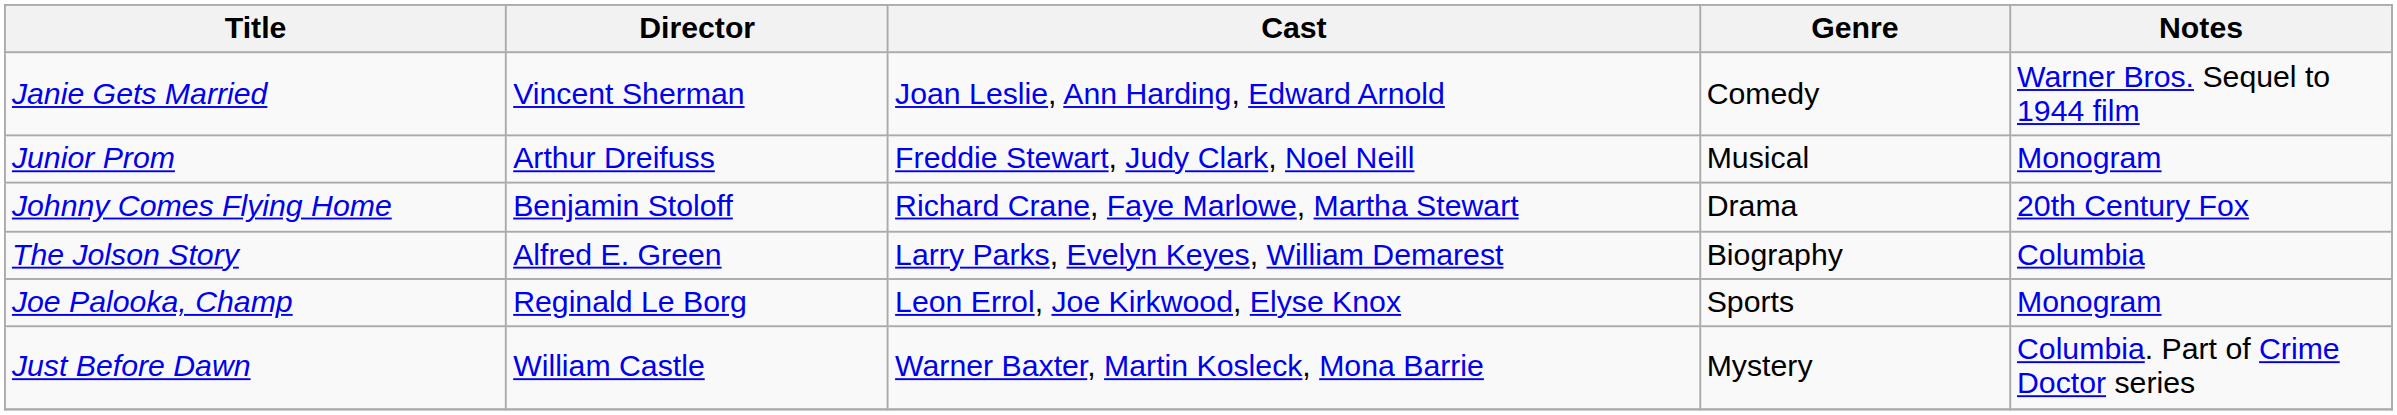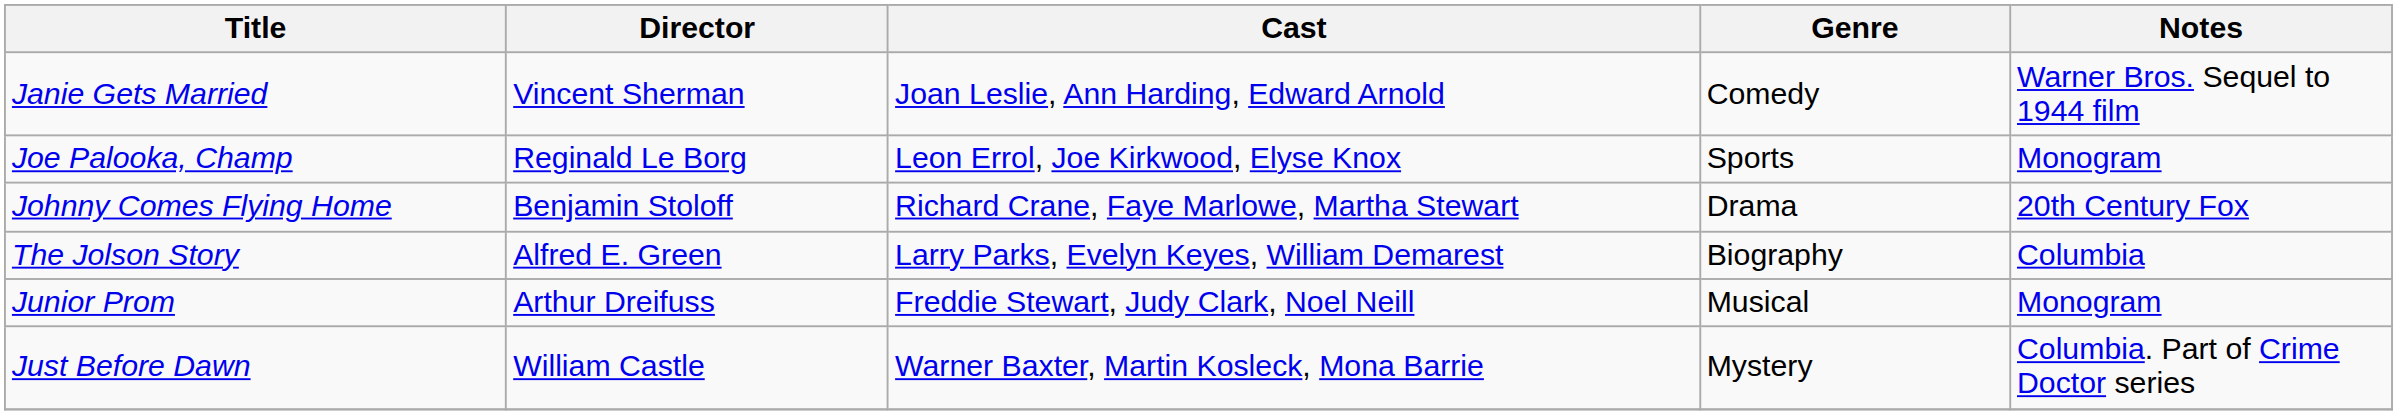rows swapped: (152, 302) <-> (93, 158)
